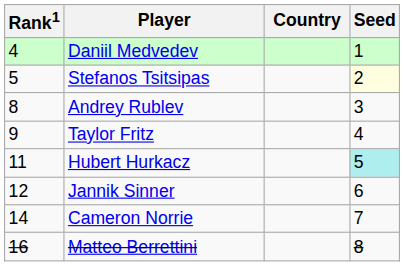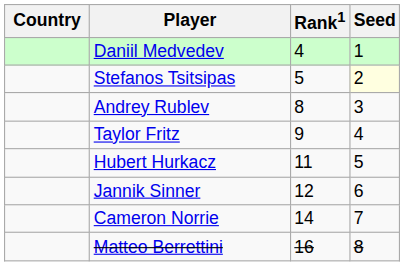columns swapped: (307, 20) <-> (34, 20)
(359, 162) paleturquoise background -> (359, 162) no background
